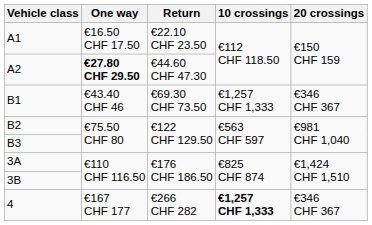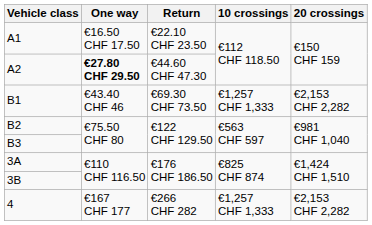(317, 100) €346 CHF 367 -> (322, 100) €2,153 CHF 2,282
(246, 205) bold -> (246, 205) normal
(317, 205) €346 CHF 367 -> (322, 205) €2,153 CHF 2,282
